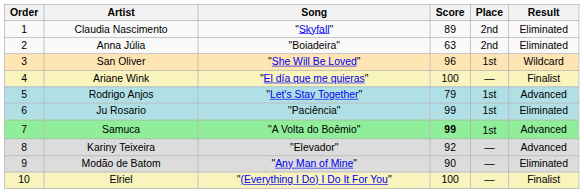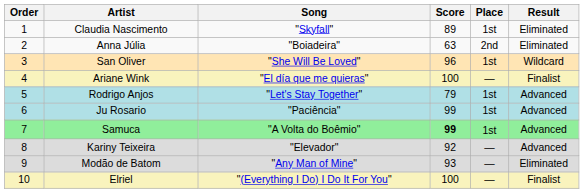(489, 29) 2nd -> (489, 29) 1st
(544, 111) Eliminated -> (544, 111) Advanced
(450, 164) 90 -> (450, 164) 93
